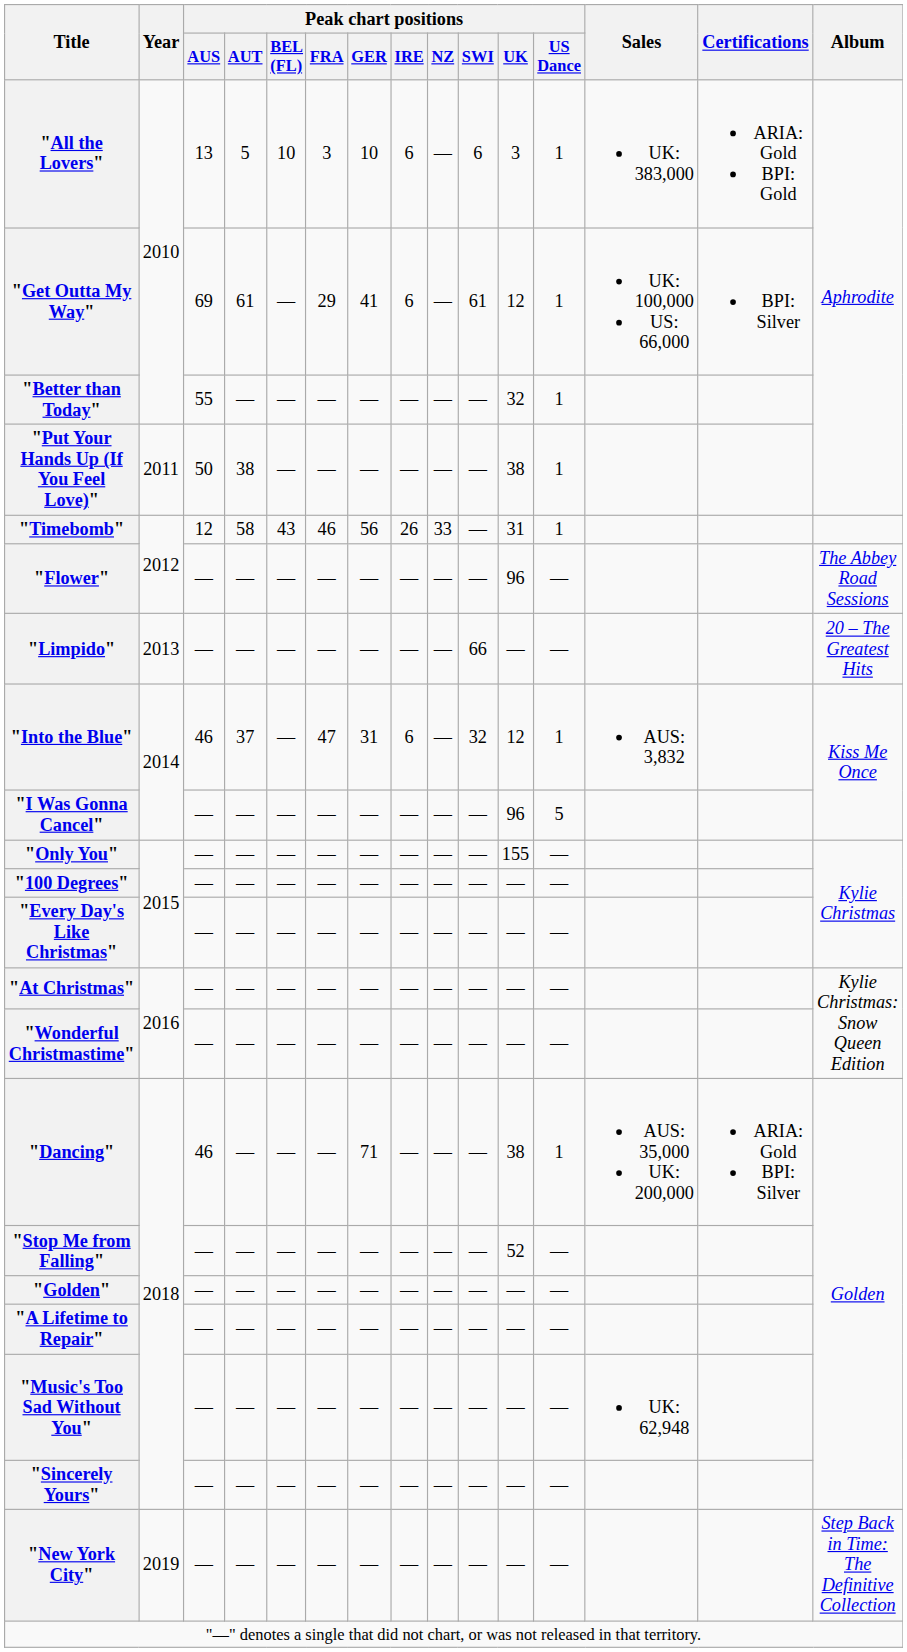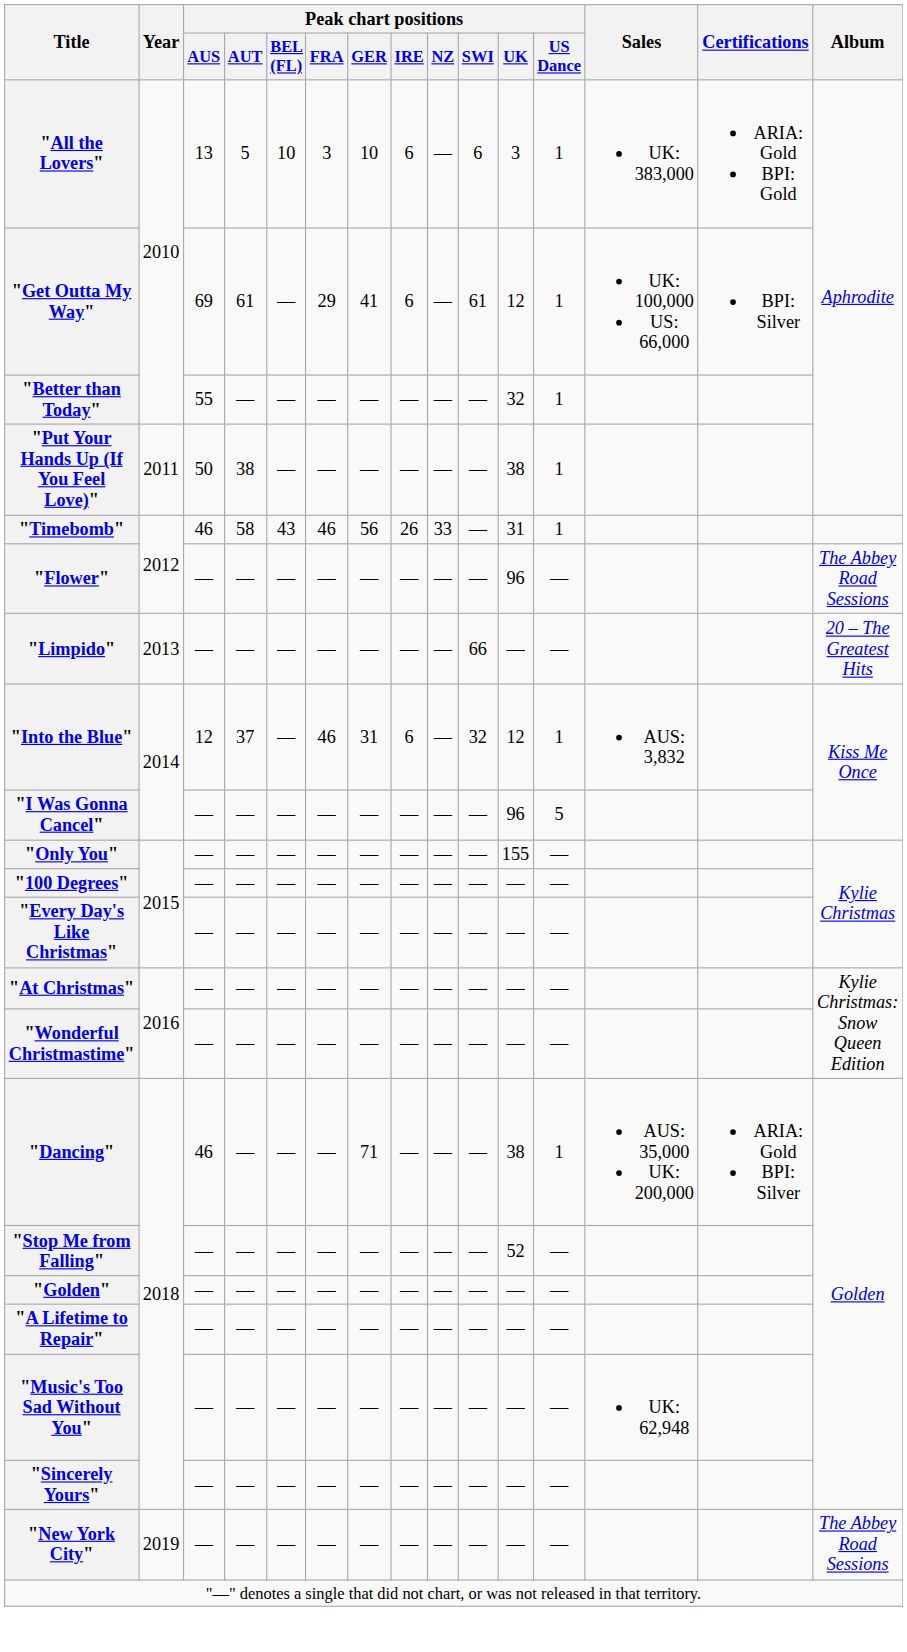(204, 529) 12 -> (204, 529) 46
(204, 736) 46 -> (204, 736) 12
(327, 736) 47 -> (327, 736) 46
(858, 1565) Step Back in Time: The Definitive Collection -> (858, 1544) The Abbey Road Sessions
